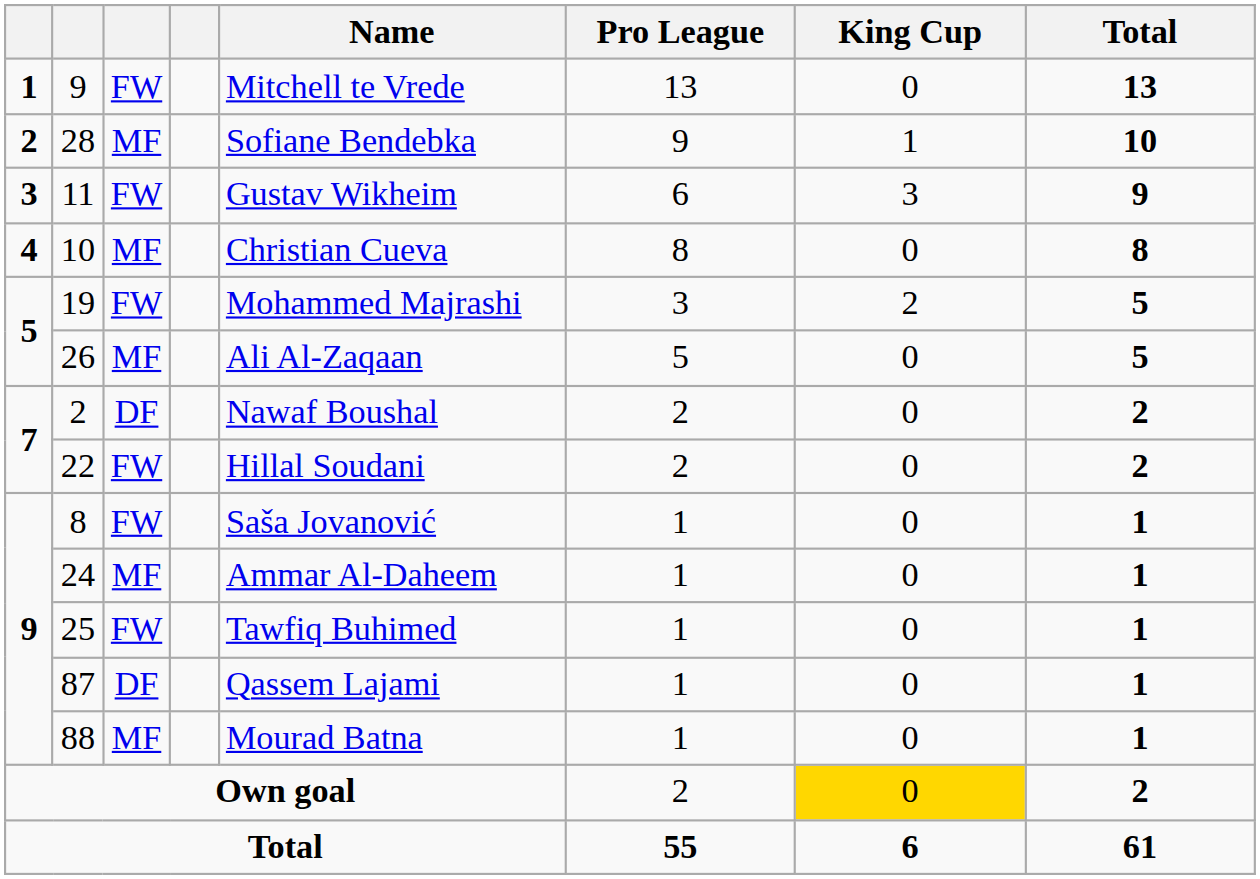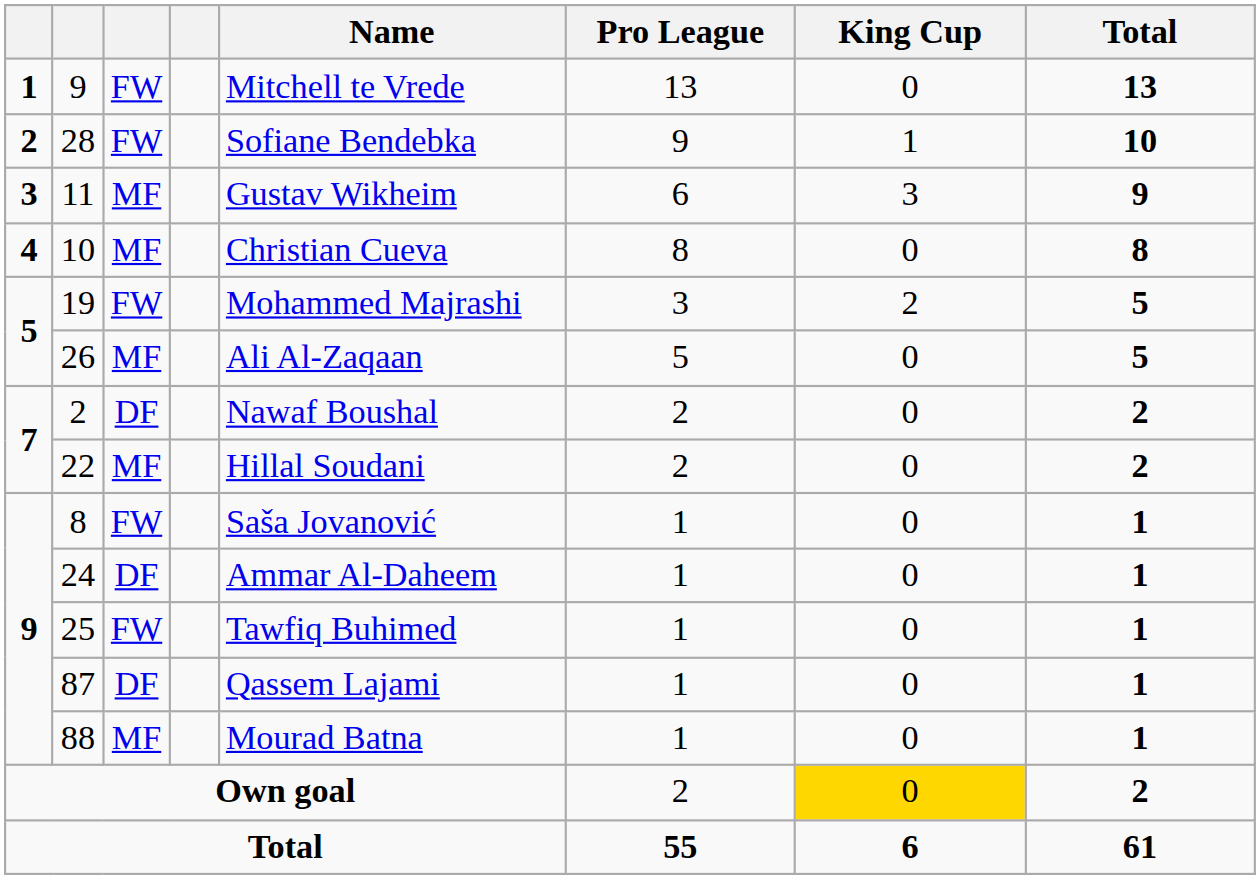(137, 140) MF -> (137, 140) FW
(137, 194) FW -> (137, 194) MF
(137, 466) FW -> (137, 466) MF
(137, 574) MF -> (137, 574) DF
